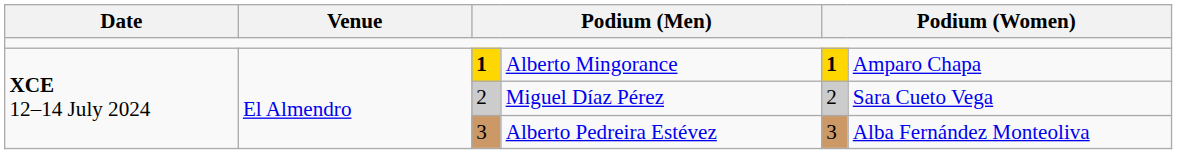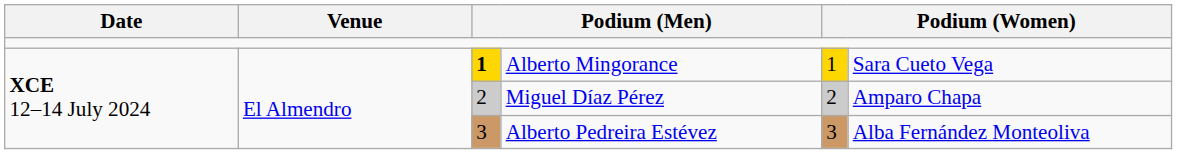(831, 64) bold -> (831, 64) normal
(917, 64) Amparo Chapa -> (923, 64) Sara Cueto Vega
(923, 97) Sara Cueto Vega -> (917, 97) Amparo Chapa
